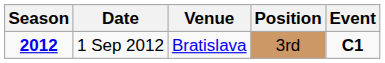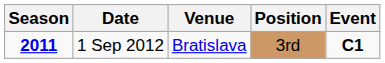(39, 45) 2012 -> (39, 45) 2011
